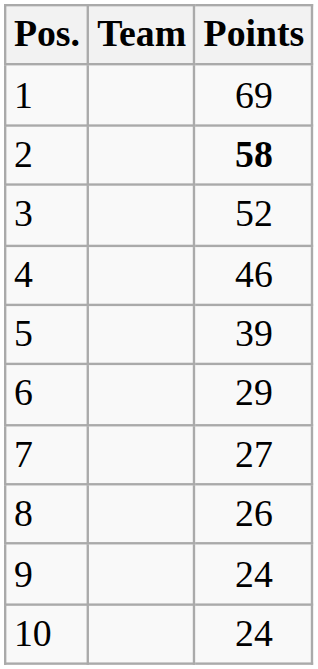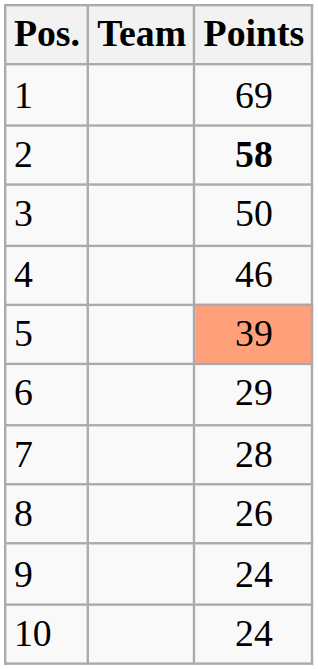(254, 214) 52 -> (254, 214) 50
(254, 333) no background -> (254, 333) lightsalmon background
(254, 453) 27 -> (254, 453) 28
